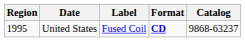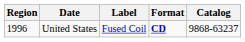(17, 28) 1995 -> (17, 28) 1996
